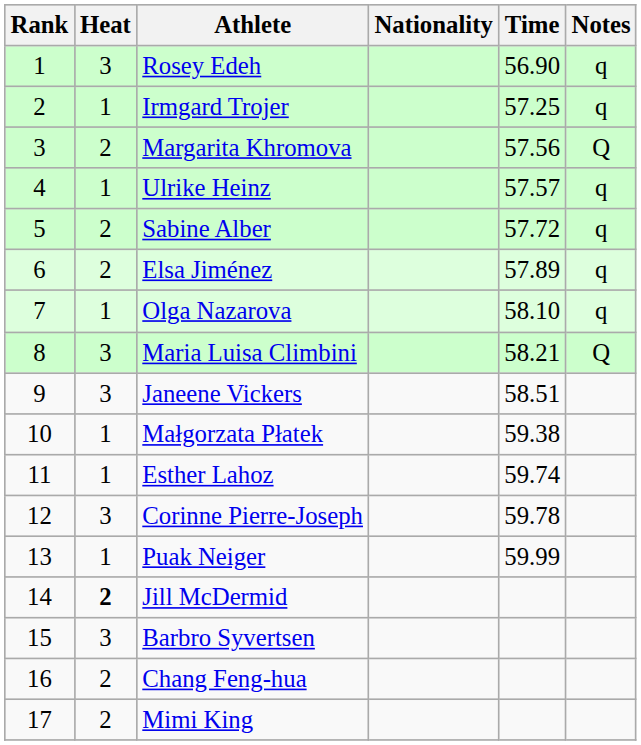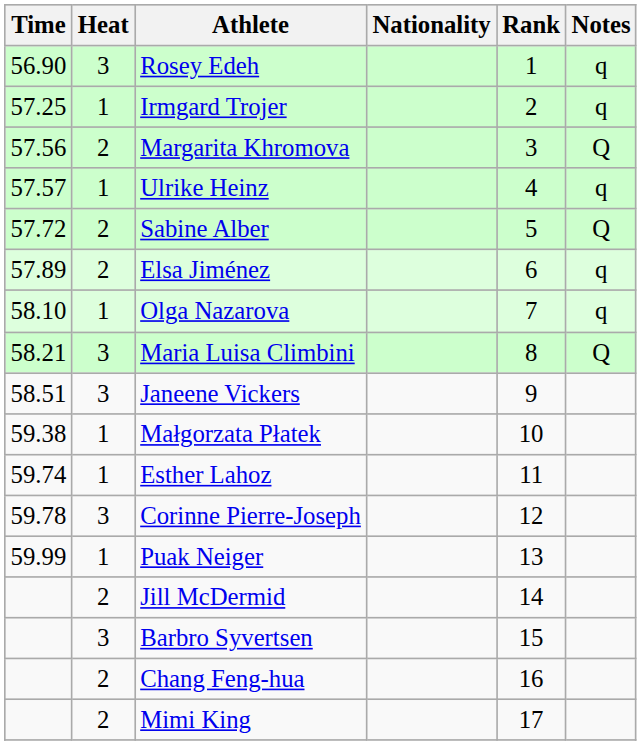columns swapped: (39, 25) <-> (532, 25)
(601, 229) q -> (601, 229) Q
(105, 597) bold -> (103, 597) normal
